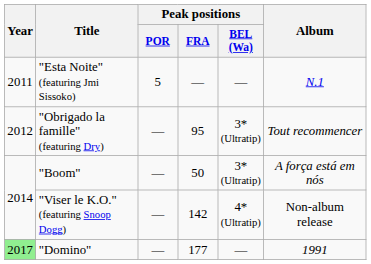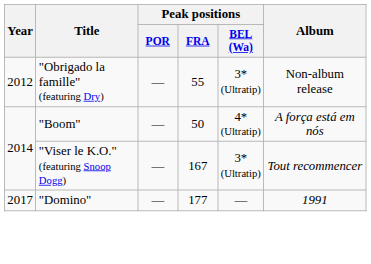- row: (71, 81)
(198, 131) 95 -> (198, 81) 55
(315, 131) Tout recommencer -> (315, 81) Non-album release
(241, 172) 3* (Ultratip) -> (241, 123) 4* (Ultratip)
(198, 214) 142 -> (198, 165) 167
(241, 214) 4* (Ultratip) -> (241, 165) 3* (Ultratip)
(315, 214) Non-album release -> (315, 165) Tout recommencer
(20, 249) lightgreen background -> (20, 200) no background
